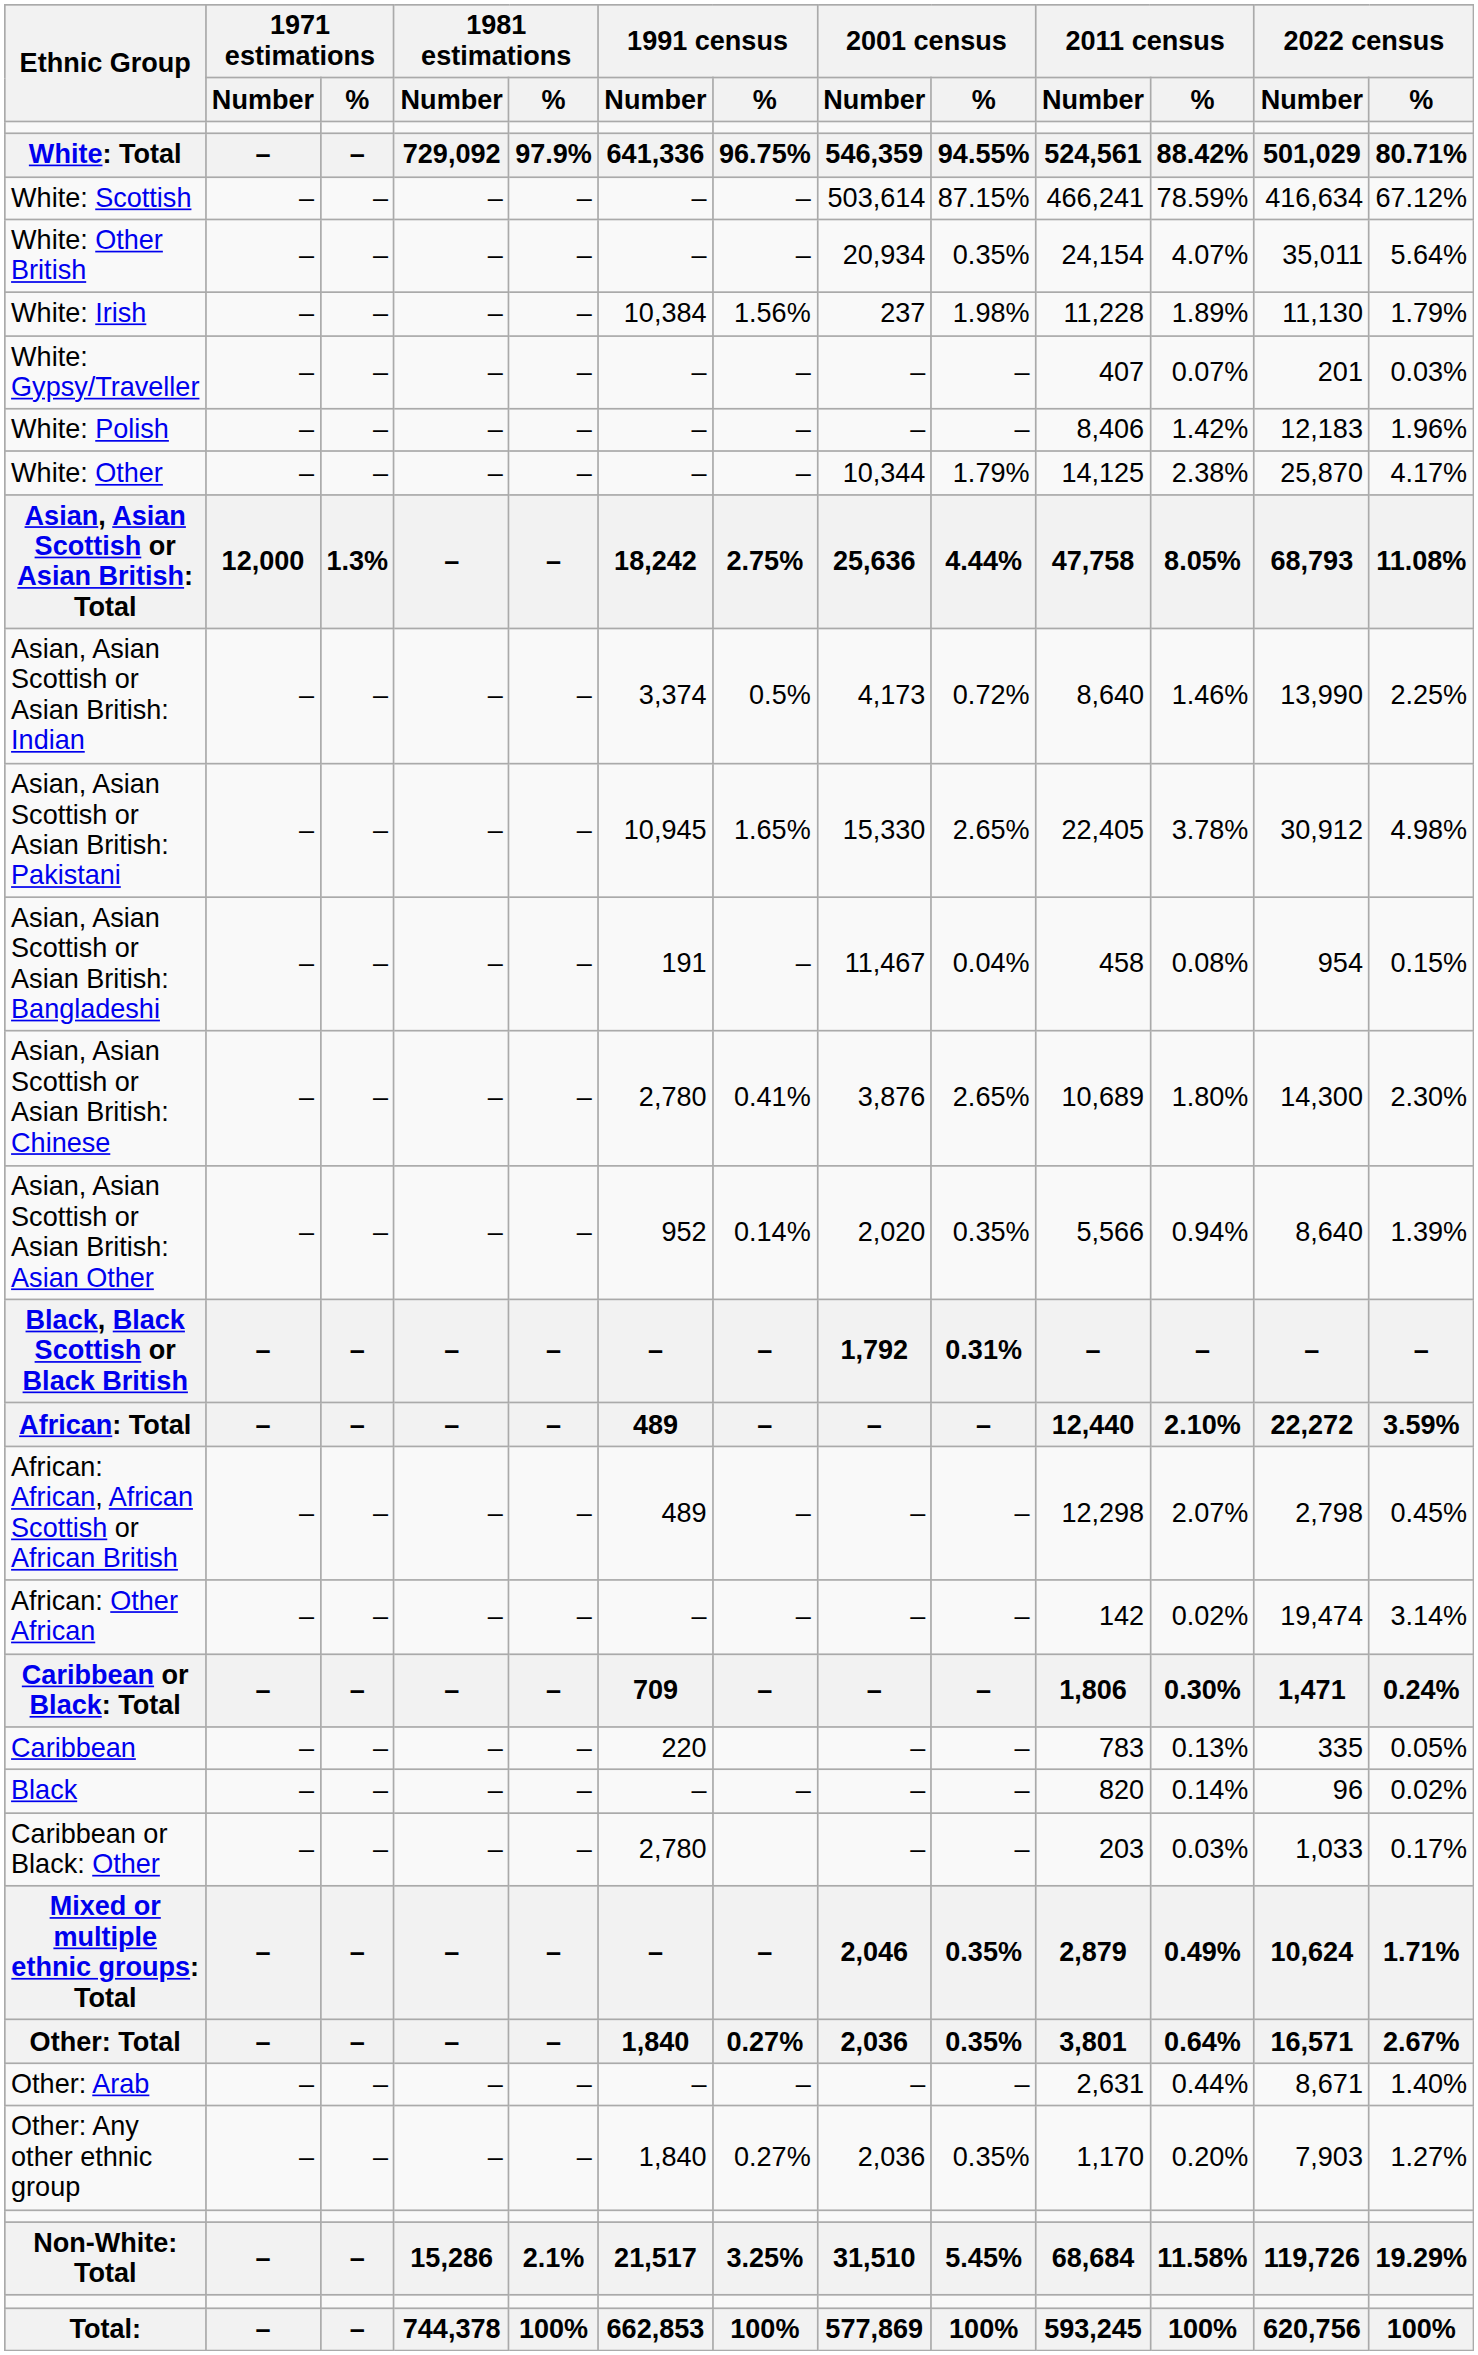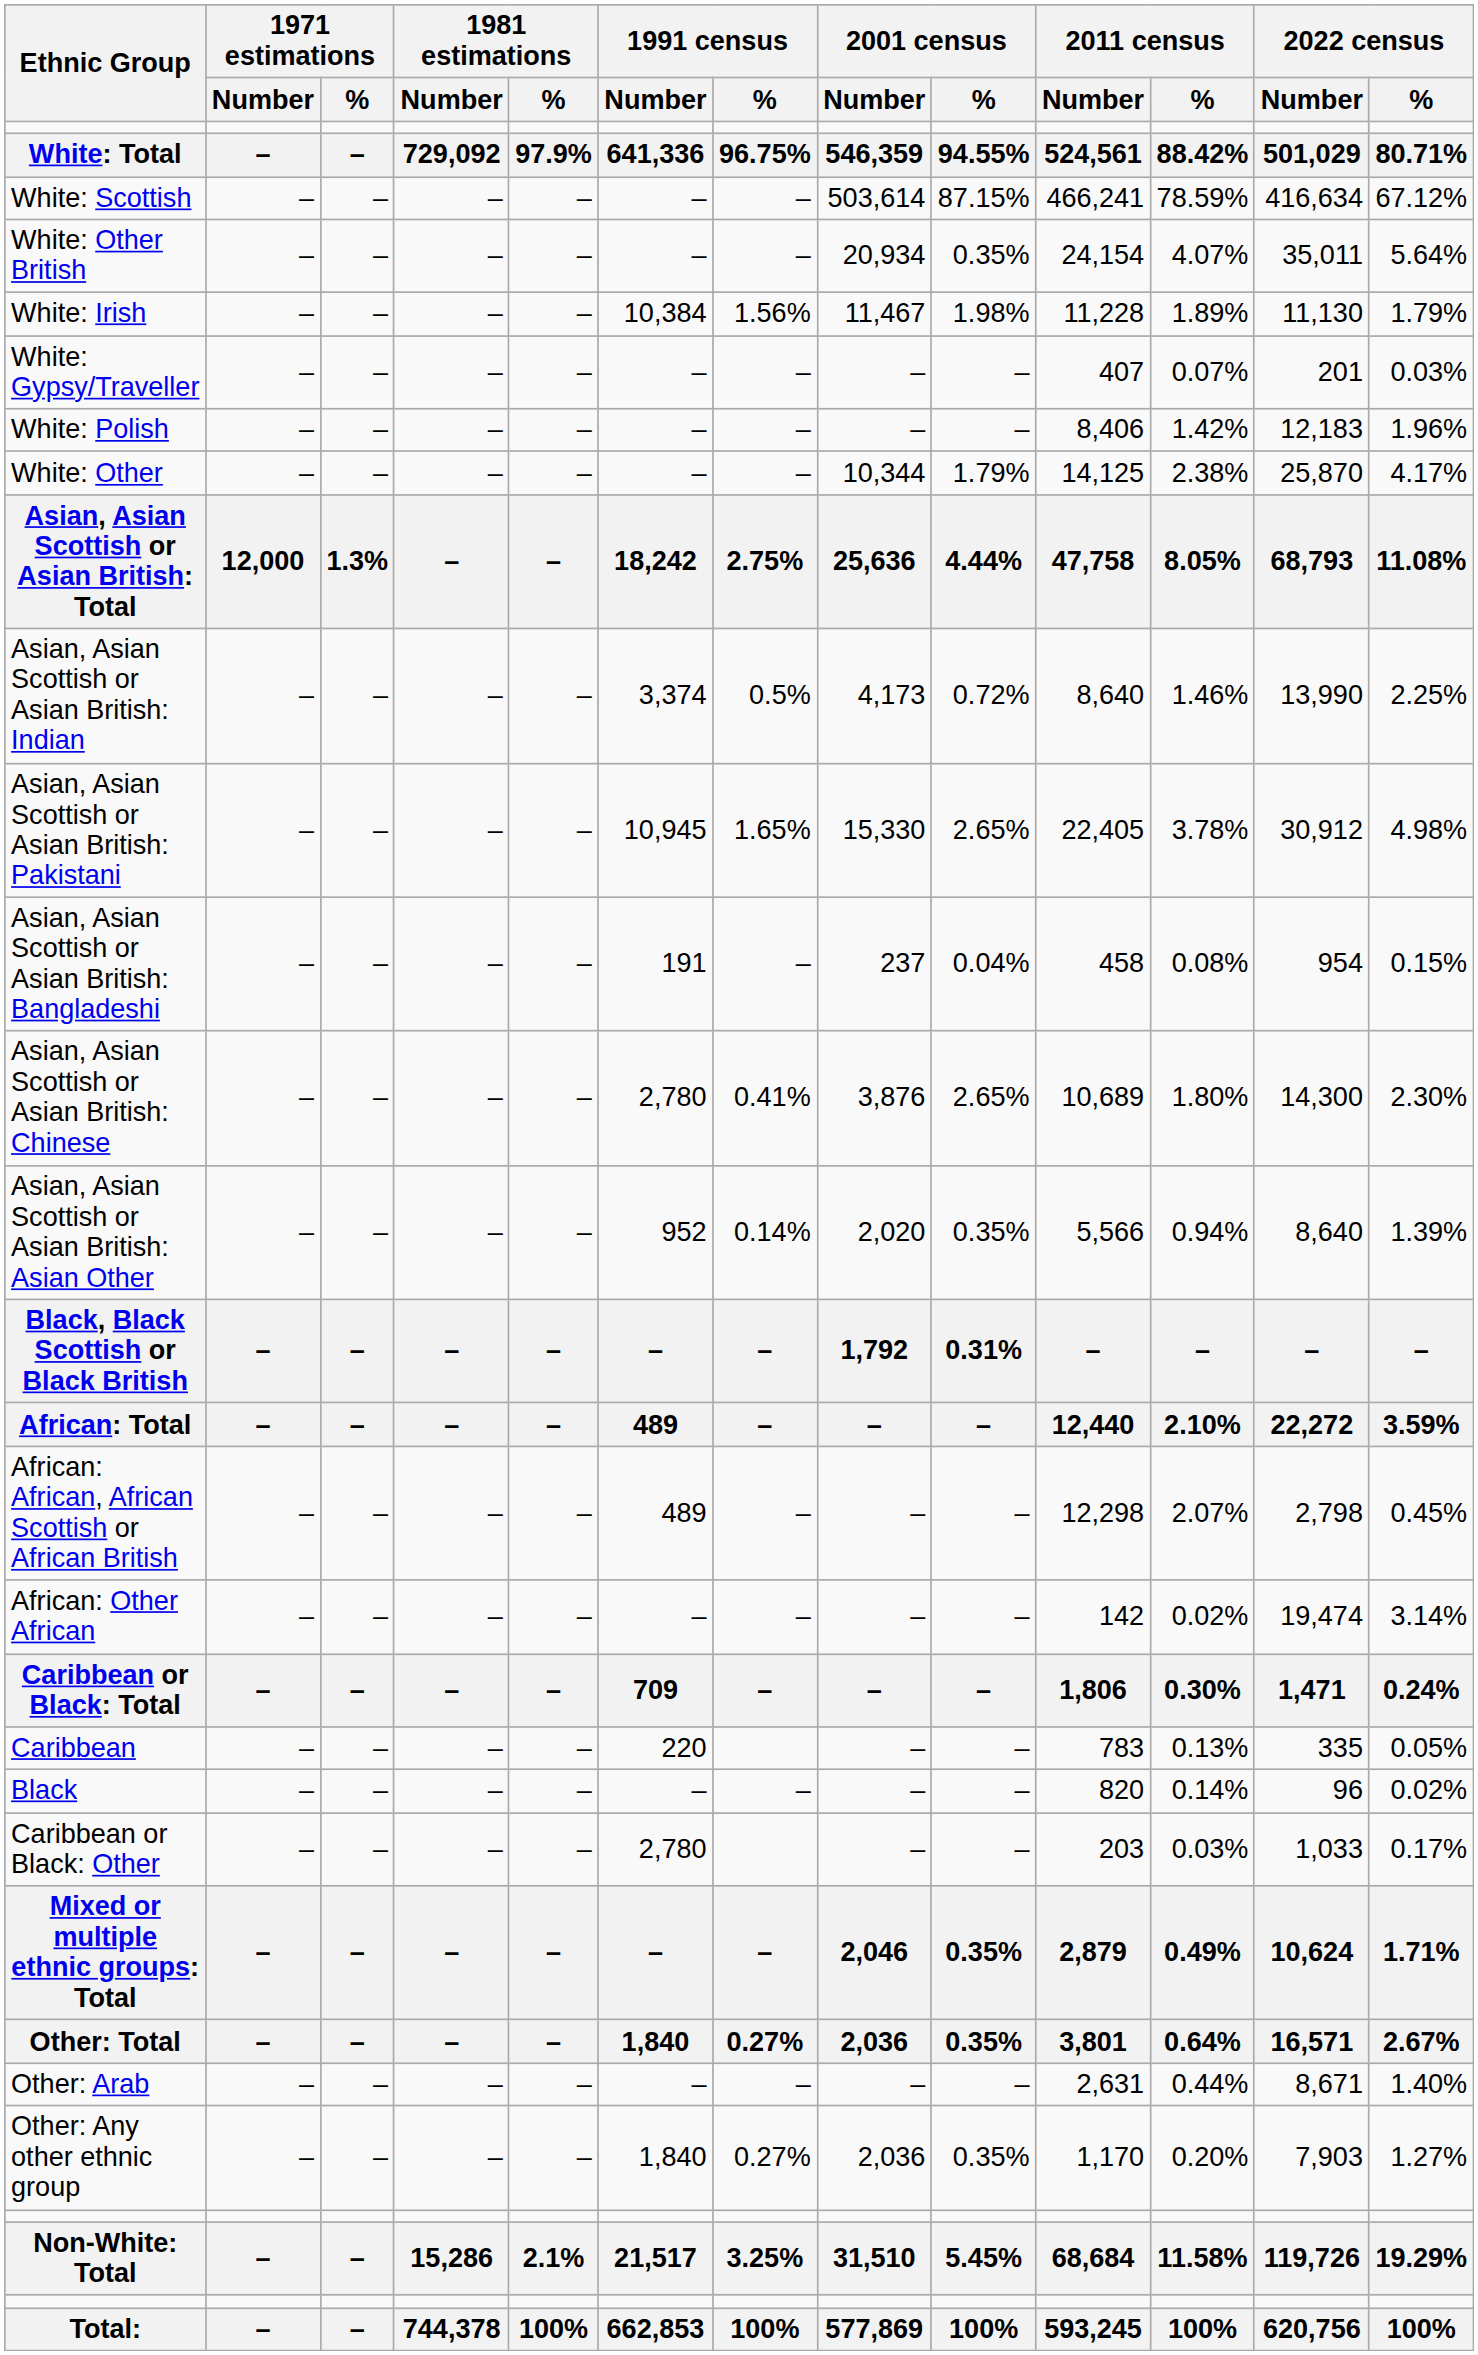(903, 313) 237 -> (885, 313) 11,467
(885, 963) 11,467 -> (903, 963) 237
